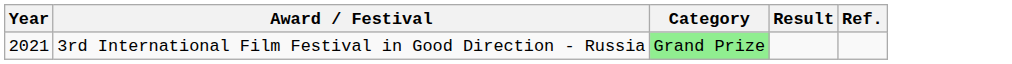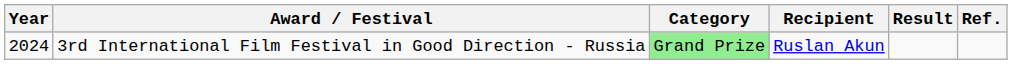+ column: (829, 18)
(29, 46) 2021 -> (29, 46) 2024
